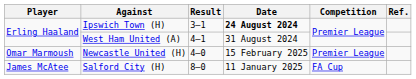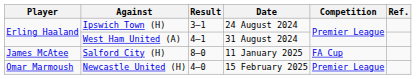(261, 25) bold -> (261, 25) normal
rows swapped: (124, 67) <-> (134, 53)
